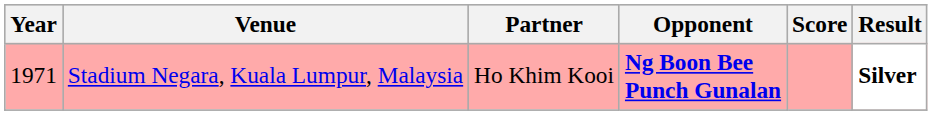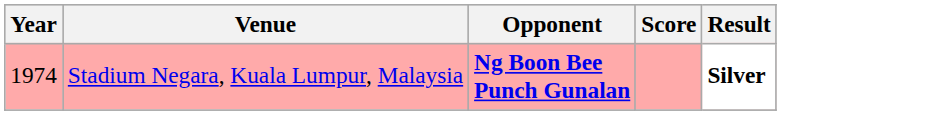- column: (544, 24)
(34, 76) 1971 -> (34, 76) 1974
